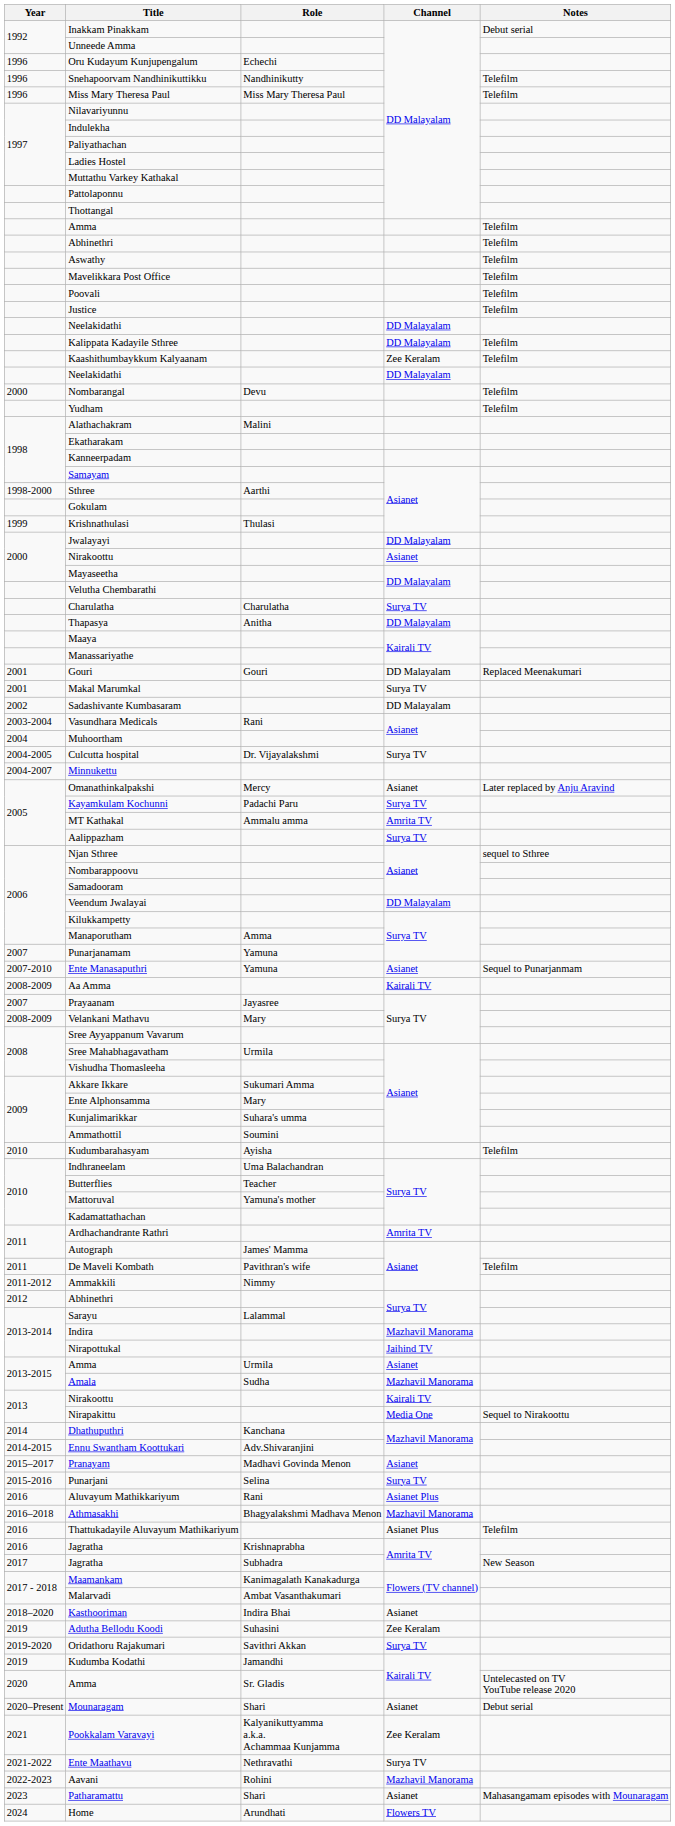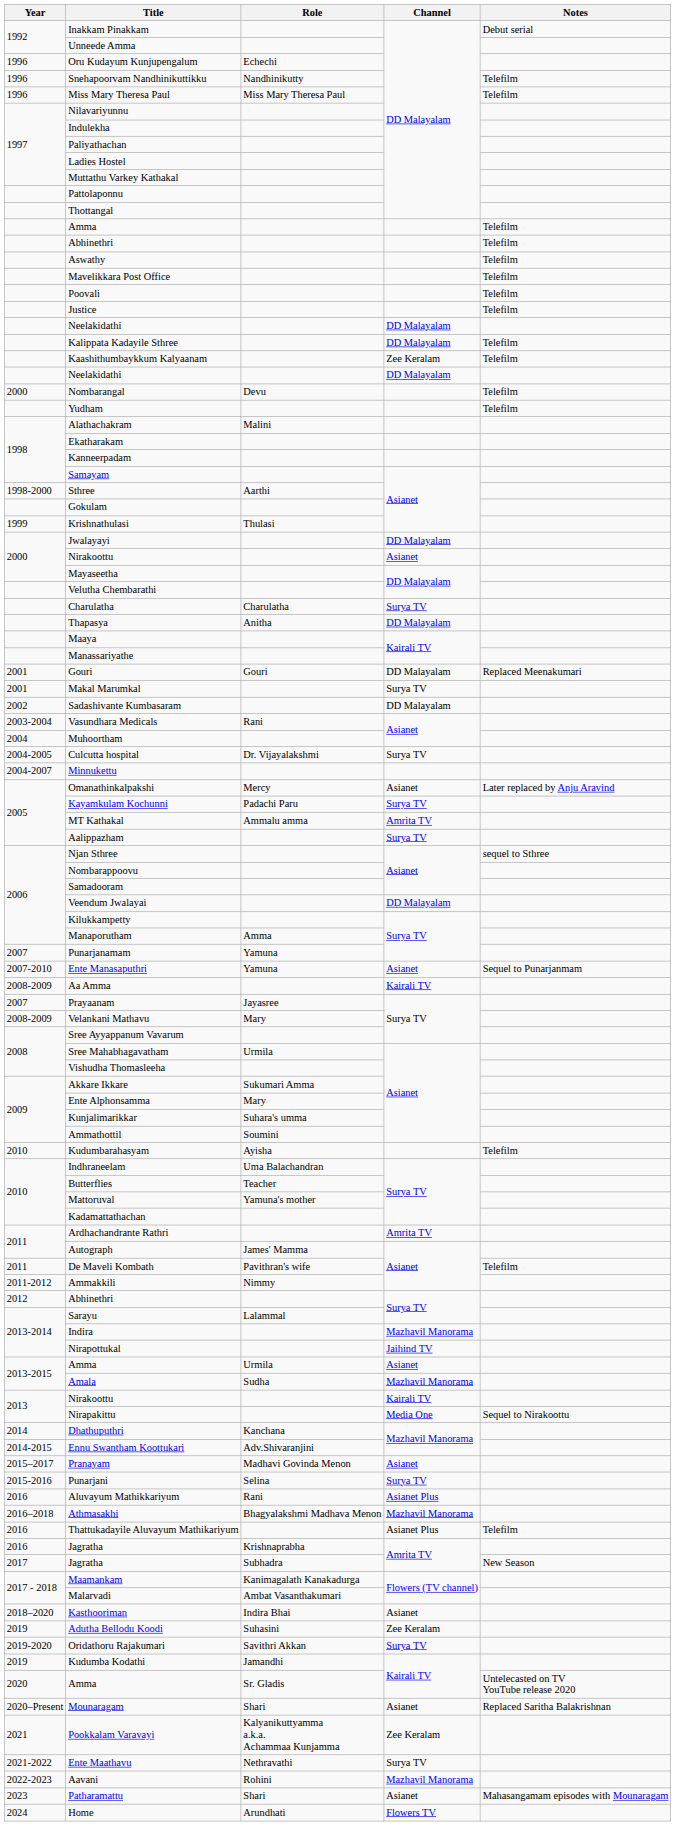(508, 1706) Debut serial -> (547, 1706) Replaced Saritha Balakrishnan
